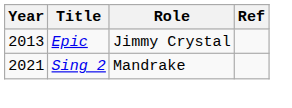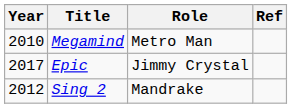+ row: (88, 41)
(26, 41) 2013 -> (26, 66) 2017
(26, 66) 2021 -> (26, 91) 2012
